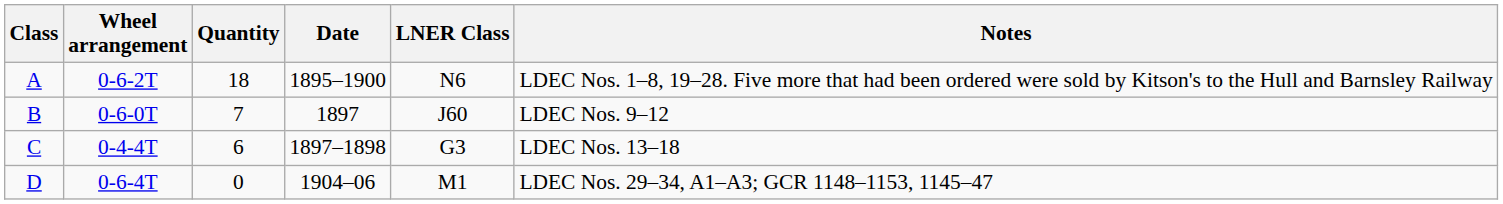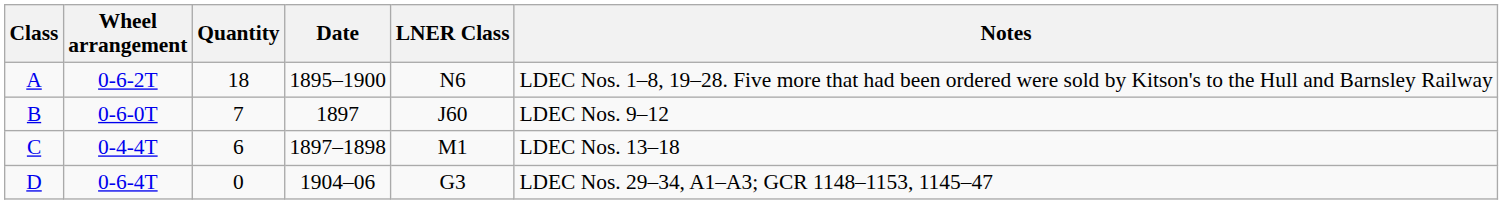(453, 147) G3 -> (453, 147) M1
(453, 181) M1 -> (453, 181) G3
